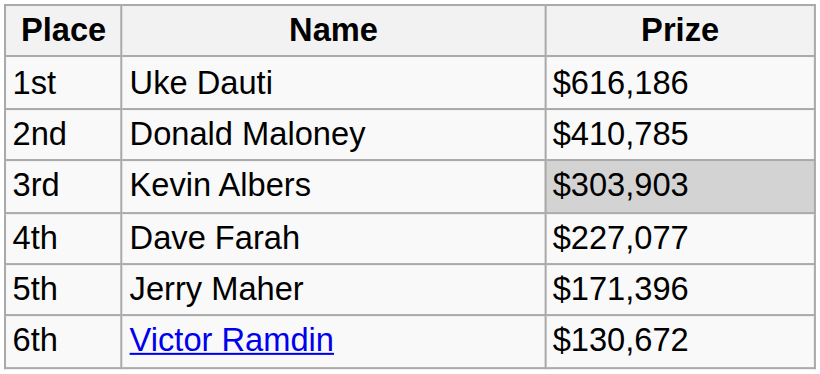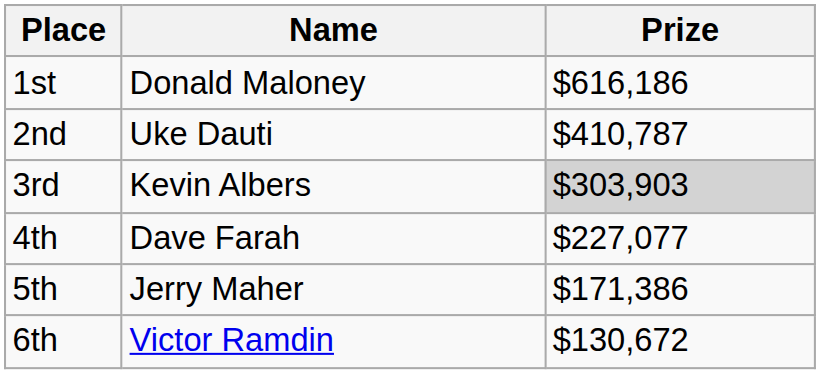(201, 82) Uke Dauti -> (248, 82) Donald Maloney
(248, 133) Donald Maloney -> (201, 133) Uke Dauti
(621, 133) $410,785 -> (621, 133) $410,787
(621, 289) $171,396 -> (621, 289) $171,386
